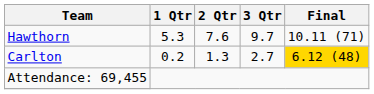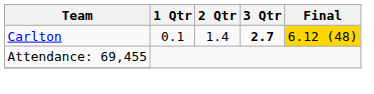- row: (39, 36)
(173, 57) 0.2 -> (173, 36) 0.1
(217, 57) 1.3 -> (217, 36) 1.4
(262, 57) normal -> (262, 36) bold
